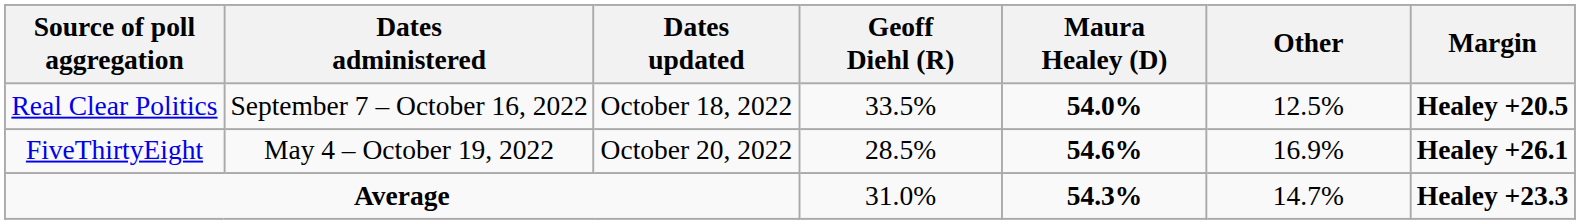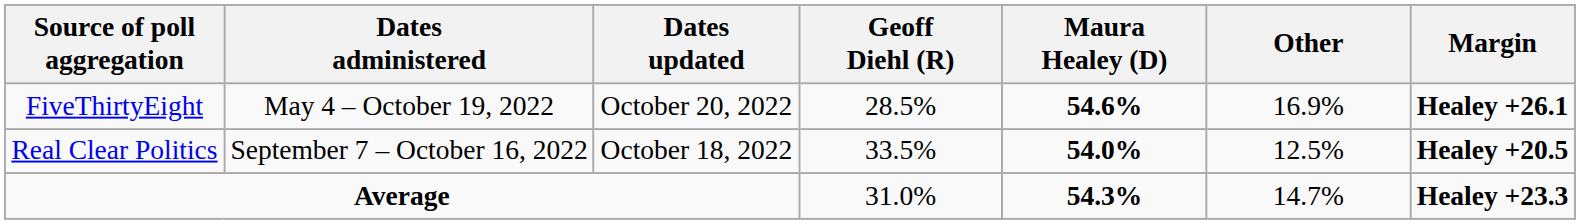rows swapped: (114, 105) <-> (114, 150)
